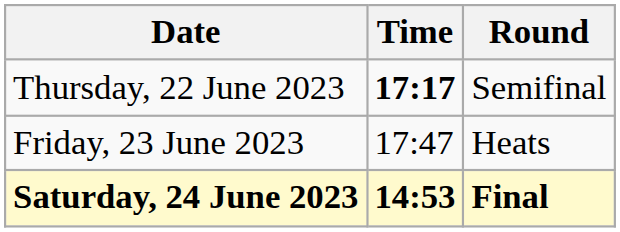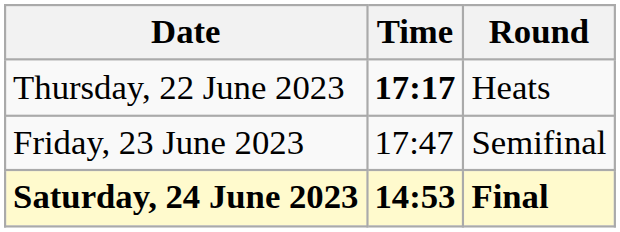(539, 87) Semifinal -> (511, 87) Heats
(511, 142) Heats -> (539, 142) Semifinal
